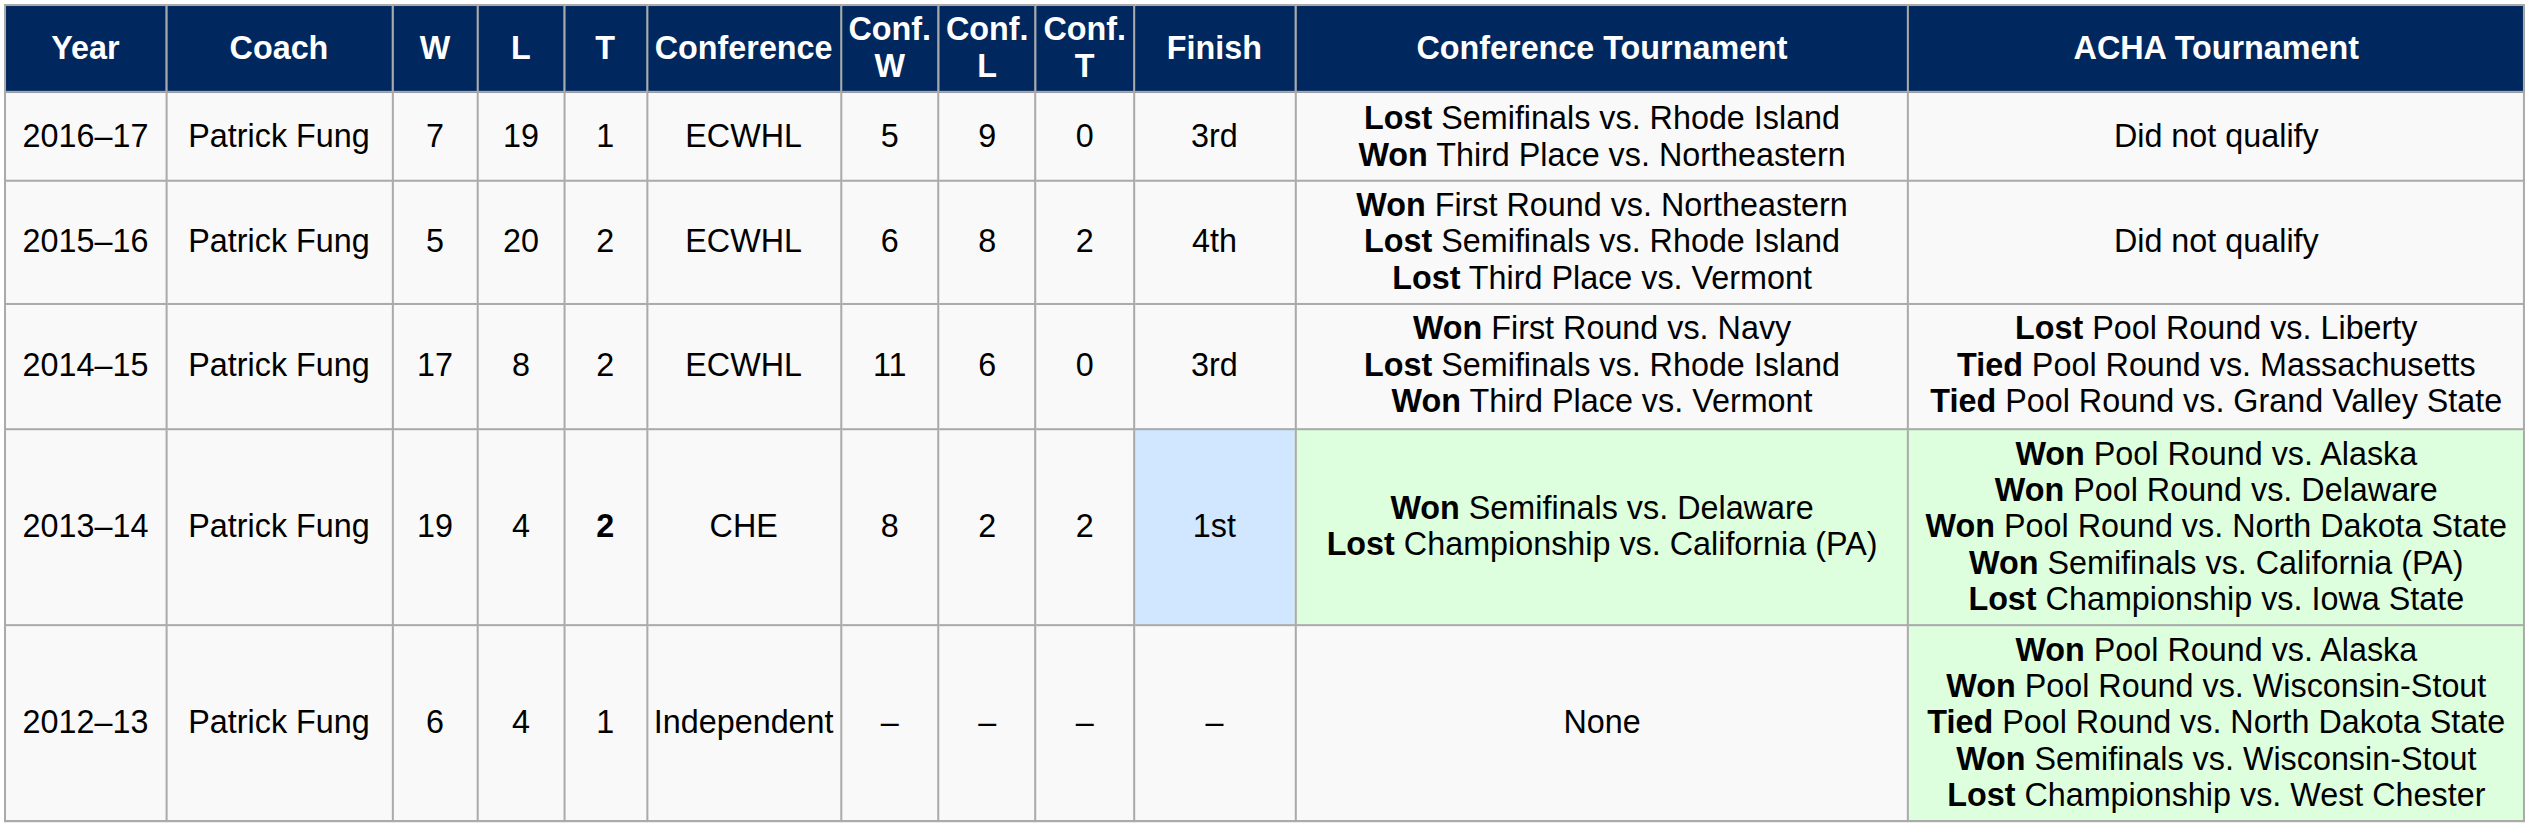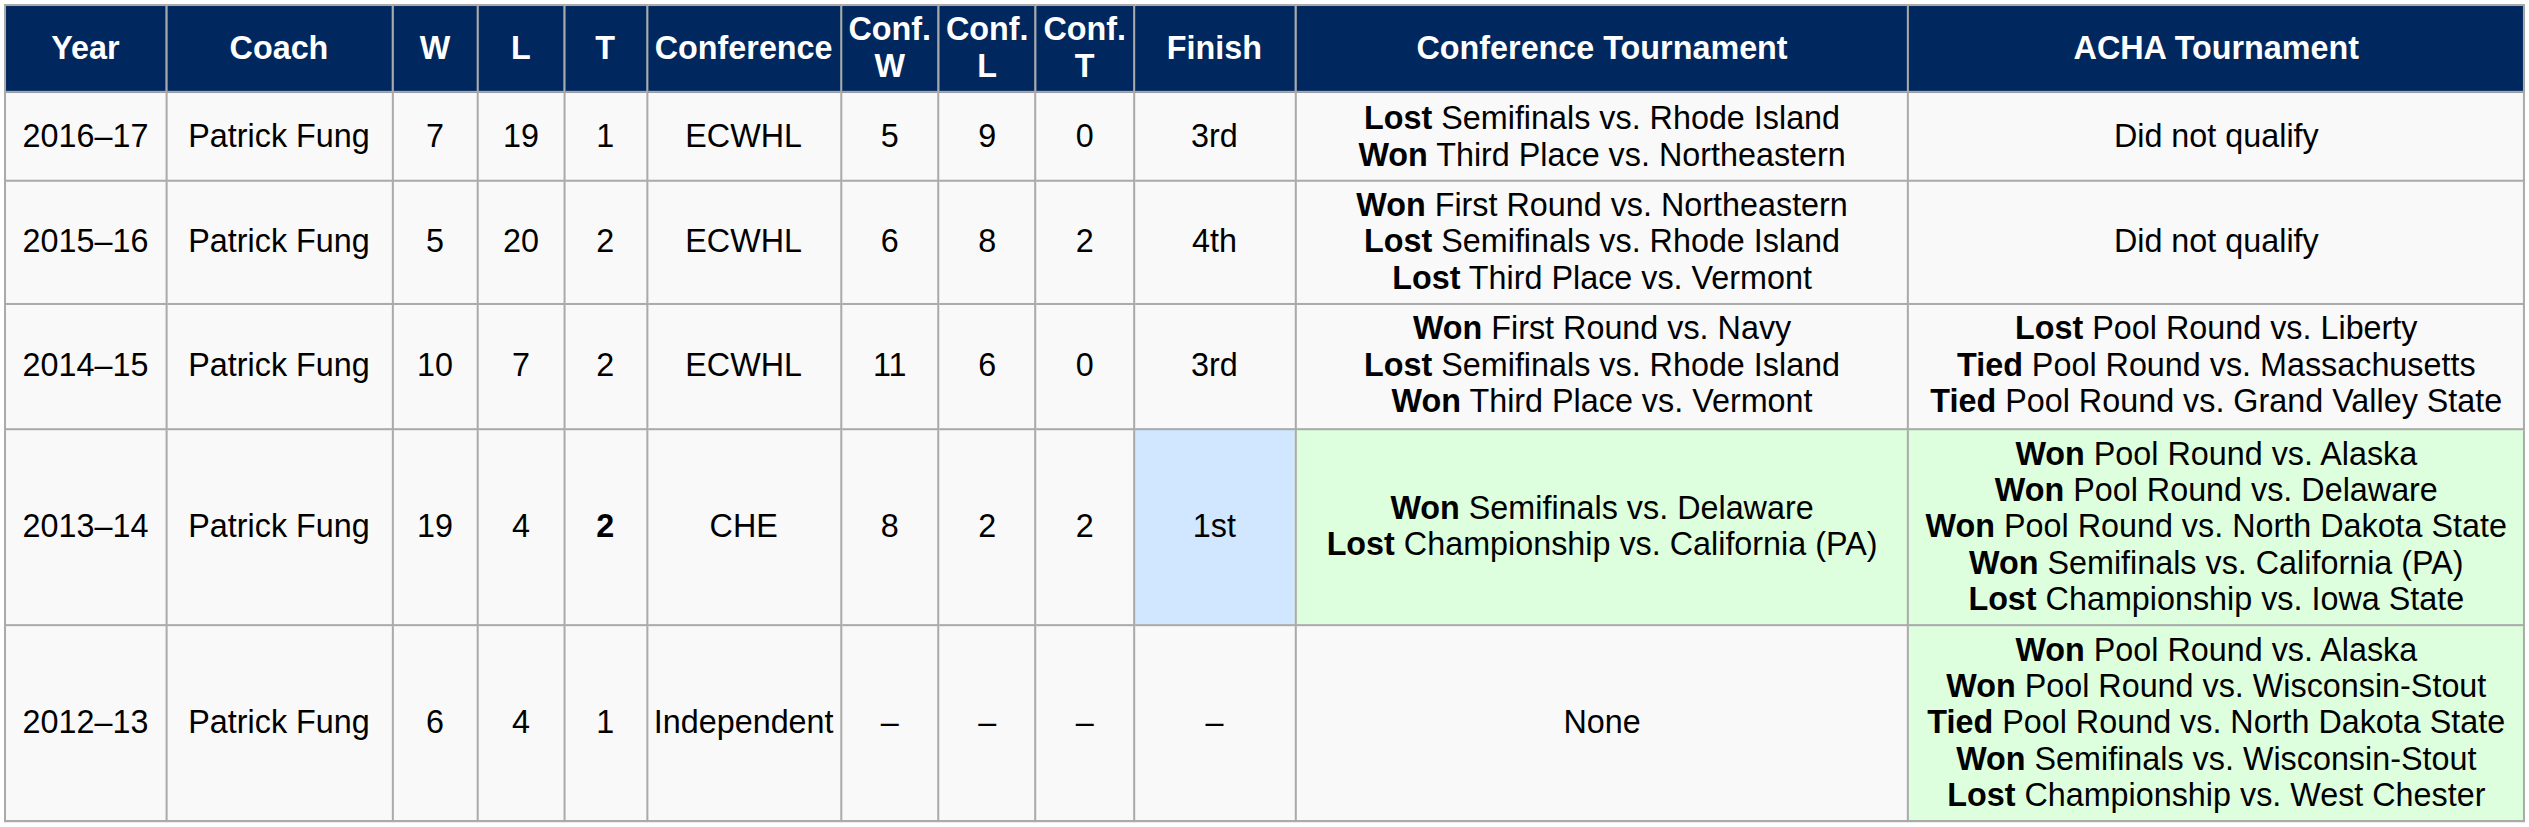(435, 365) 17 -> (435, 365) 10
(521, 365) 8 -> (521, 365) 7
